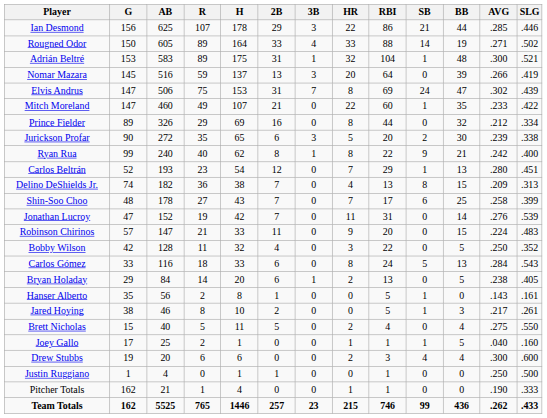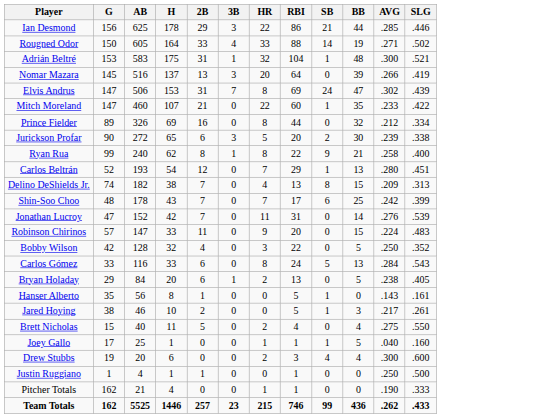- column: (202, 12)
(499, 153) .242 -> (390, 153) .258
(499, 201) .258 -> (390, 201) .242
